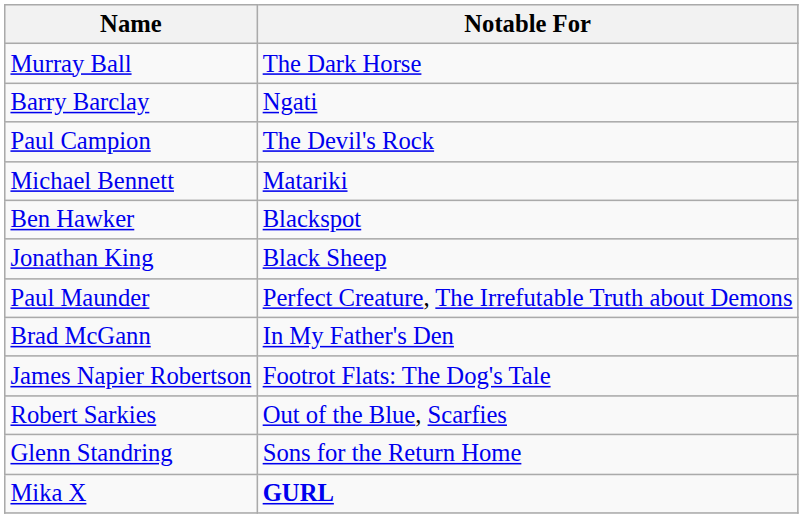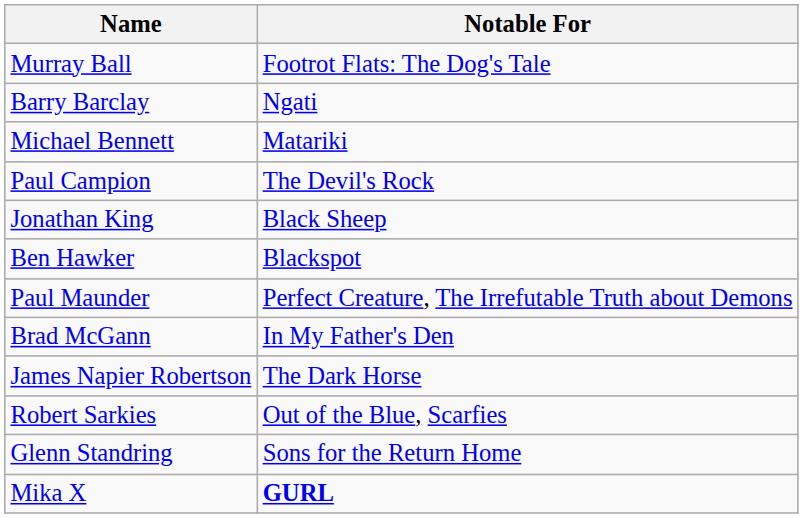(342, 63) The Dark Horse -> (407, 63) Footrot Flats: The Dog's Tale
rows swapped: (92, 180) <-> (81, 141)
rows swapped: (72, 219) <-> (82, 258)
(407, 375) Footrot Flats: The Dog's Tale -> (342, 375) The Dark Horse
